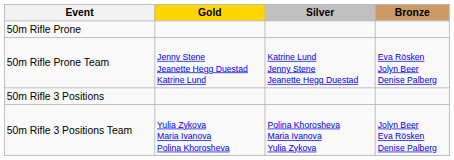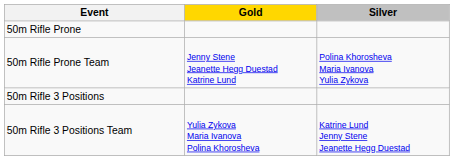- column: (412, 13)
(313, 69) Katrine Lund Jenny Stene Jeanette Hegg Duestad -> (356, 69) Polina Khorosheva Maria Ivanova Yulia Zykova
(304, 137) Polina Khorosheva Maria Ivanova Yulia Zykova -> (365, 137) Katrine Lund Jenny Stene Jeanette Hegg Duestad
